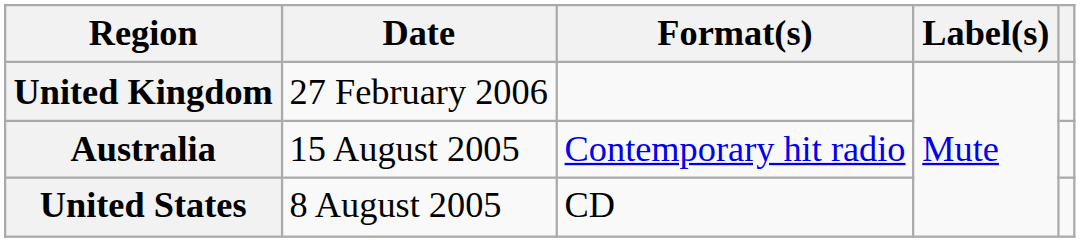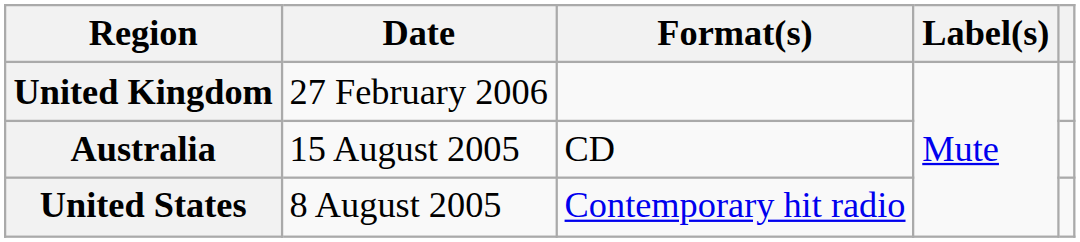(735, 148) Contemporary hit radio -> (590, 148) CD
(590, 206) CD -> (735, 206) Contemporary hit radio
